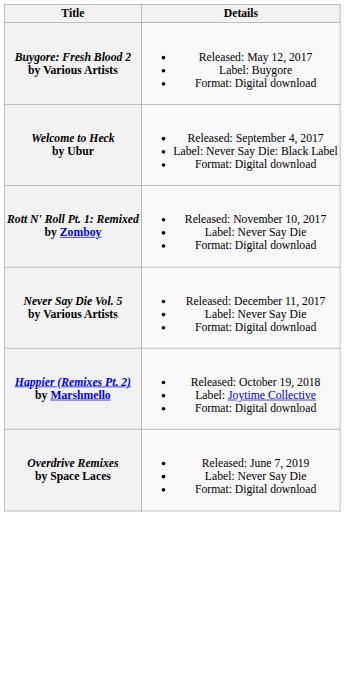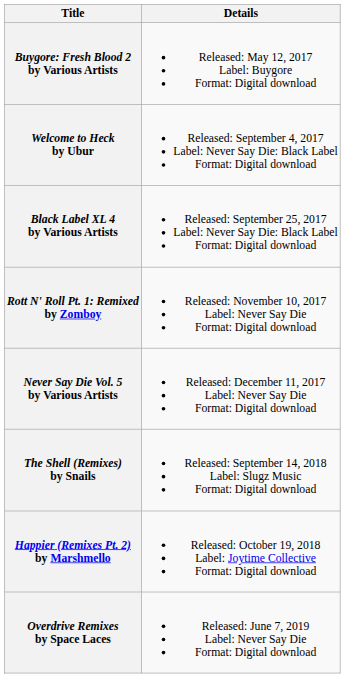+ row: (73, 226)
+ row: (73, 470)
